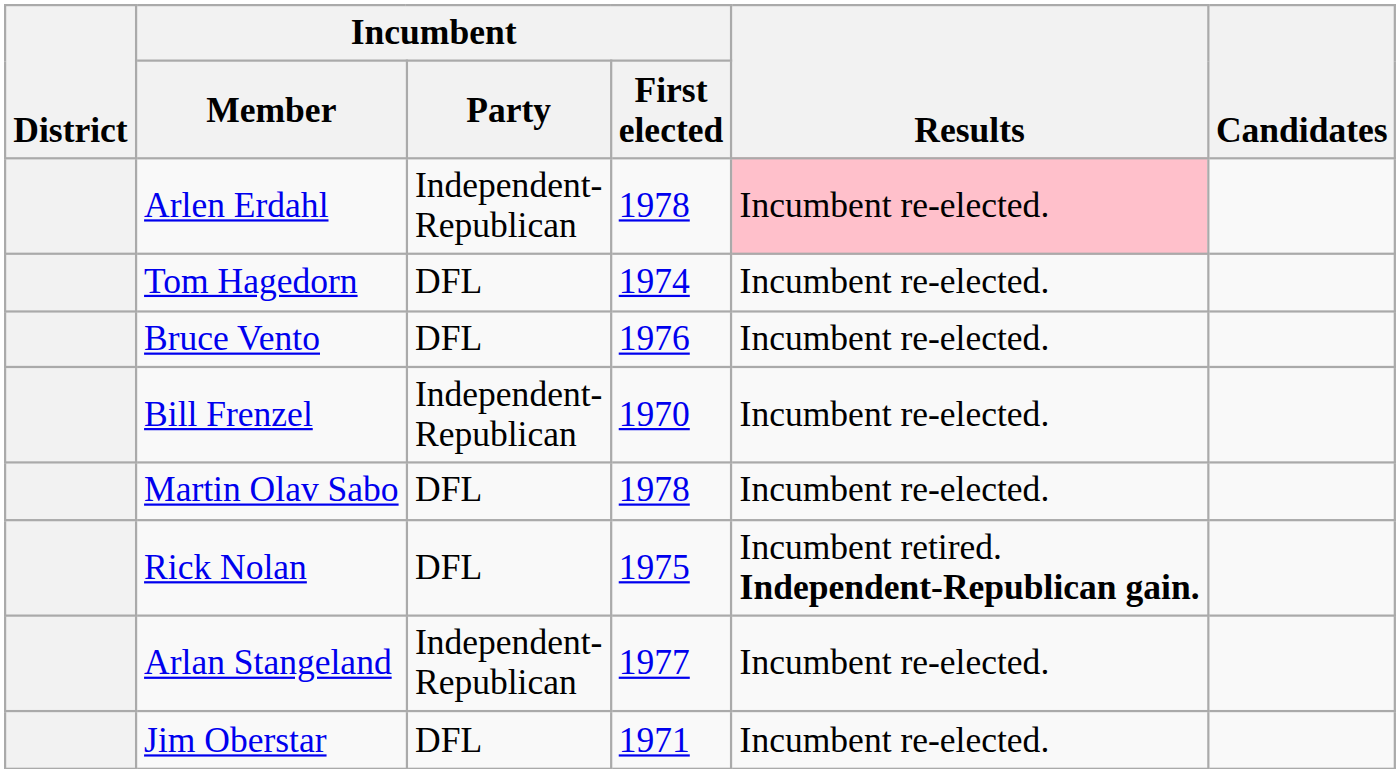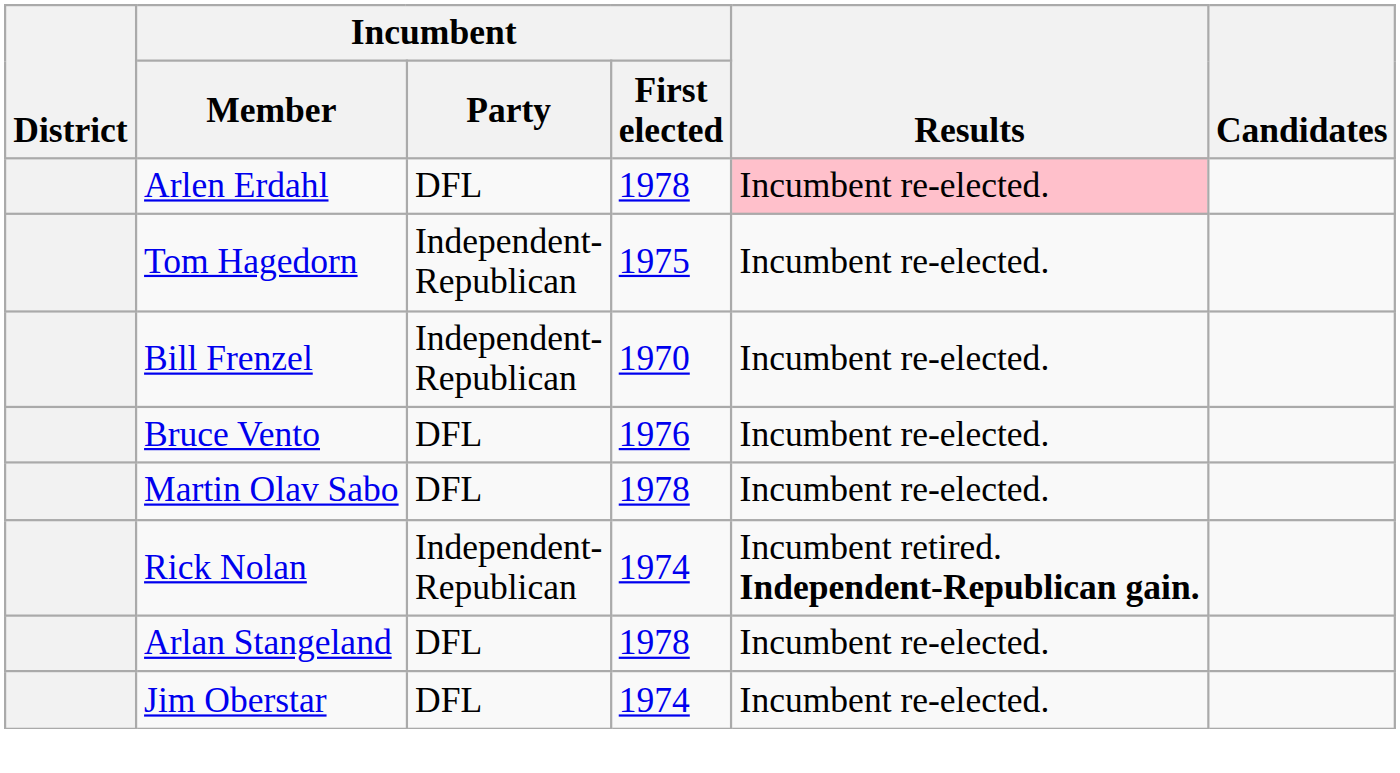(509, 205) Independent- Republican -> (449, 185) DFL
(449, 281) DFL -> (509, 261) Independent- Republican
(654, 281) 1974 -> (654, 261) 1975
rows swapped: (228, 414) <-> (232, 337)
(449, 566) DFL -> (509, 566) Independent- Republican
(654, 566) 1975 -> (654, 566) 1974
(509, 663) Independent- Republican -> (449, 643) DFL
(654, 663) 1977 -> (654, 643) 1978
(654, 739) 1971 -> (654, 699) 1974
